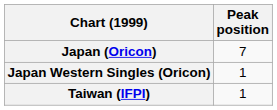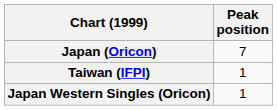rows swapped: (109, 72) <-> (109, 94)
